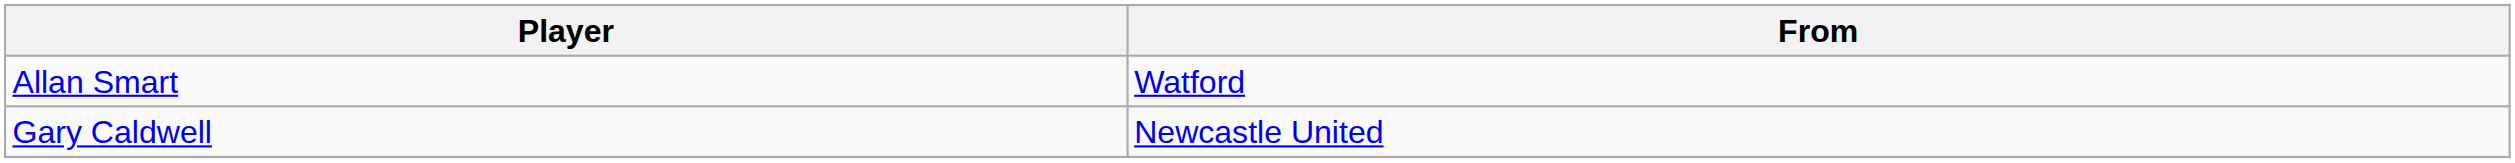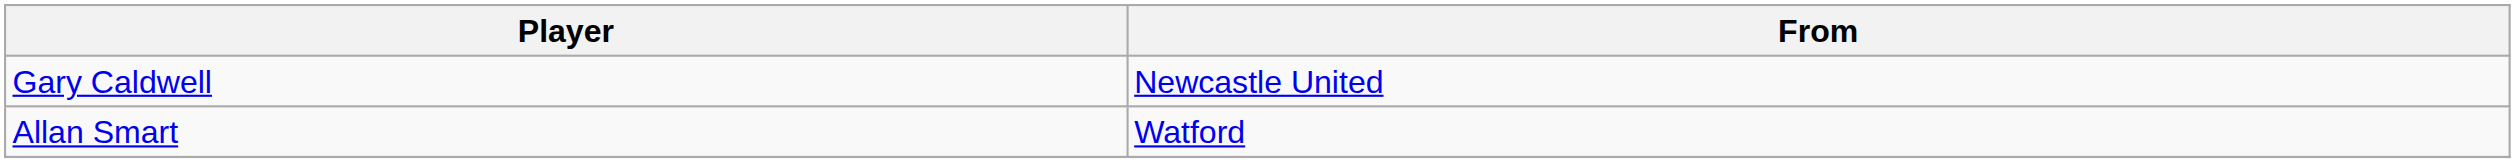rows swapped: (95, 81) <-> (112, 132)
